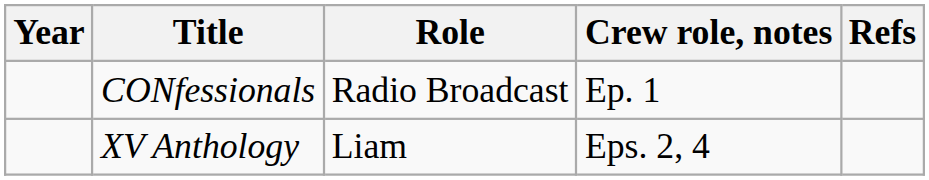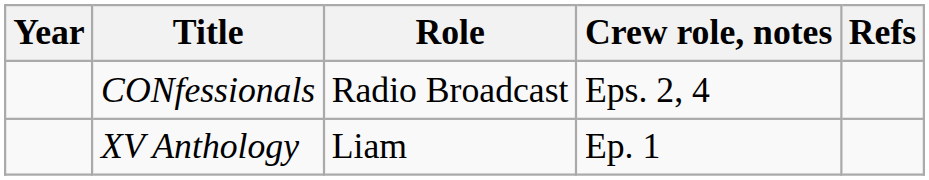(623, 89) Ep. 1 -> (647, 89) Eps. 2, 4
(647, 145) Eps. 2, 4 -> (623, 145) Ep. 1
